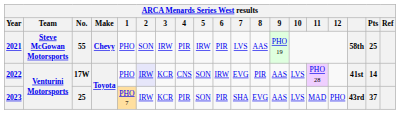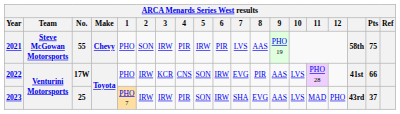(373, 47) 25 -> (373, 47) 75
(146, 75) lavender background -> (146, 75) no background
(373, 75) 14 -> (373, 75) 66
(165, 97) KCR -> (165, 97) IRW
(222, 97) PIR -> (222, 97) IRW
